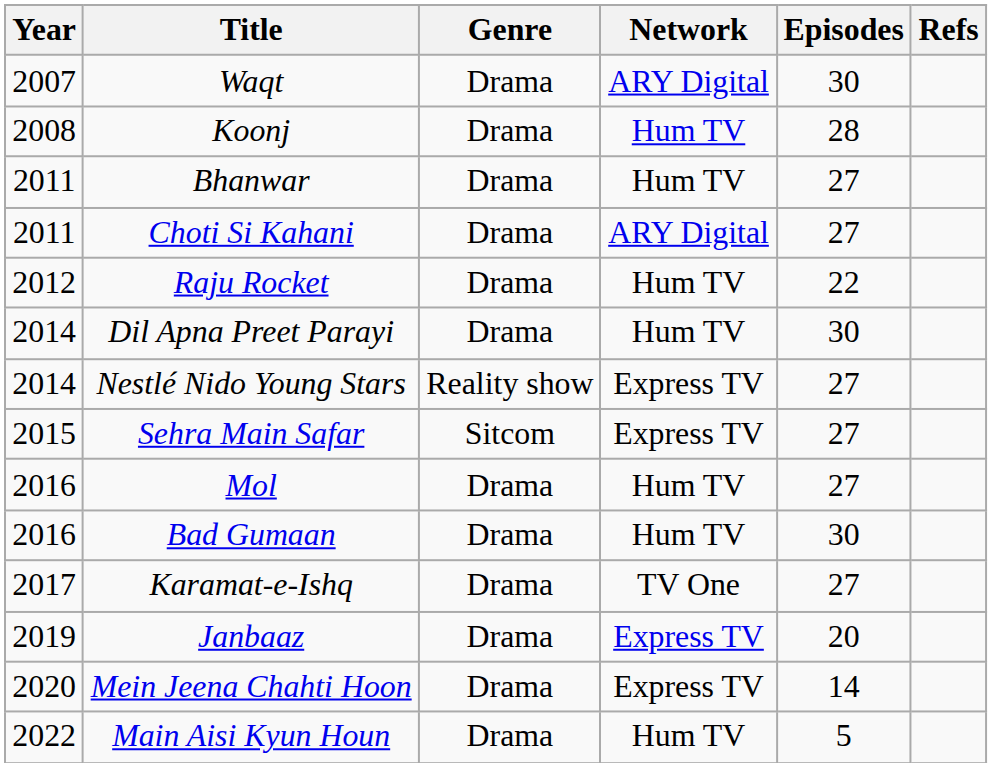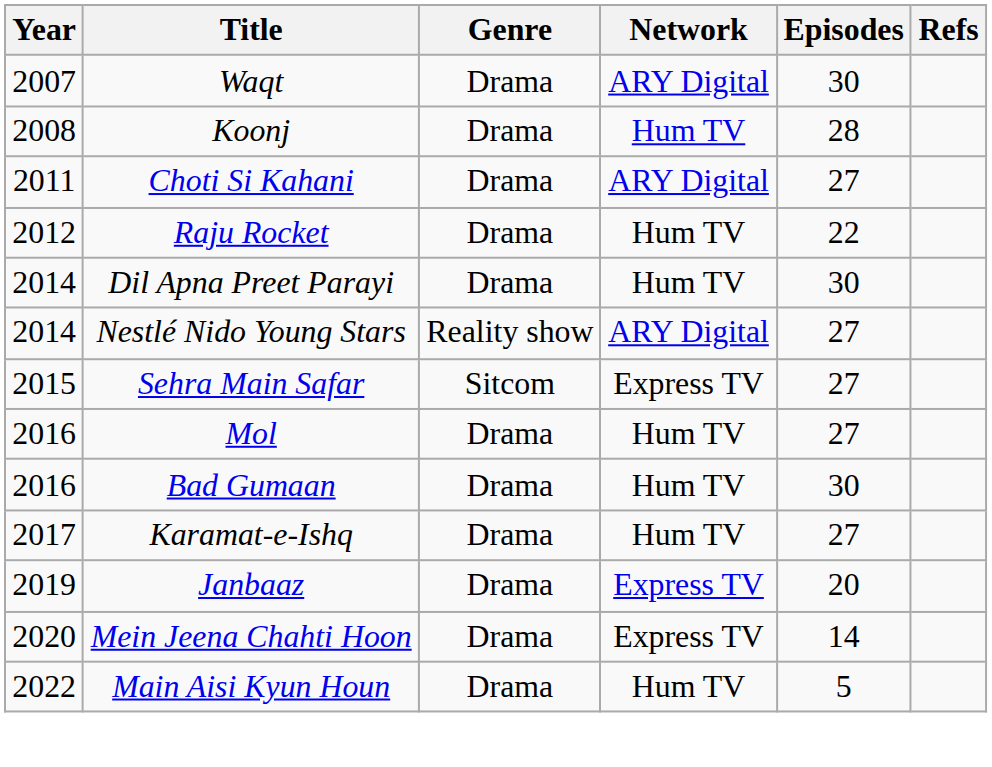- row: (251, 181)
(689, 383) Express TV -> (689, 332) ARY Digital
(689, 585) TV One -> (689, 534) Hum TV
